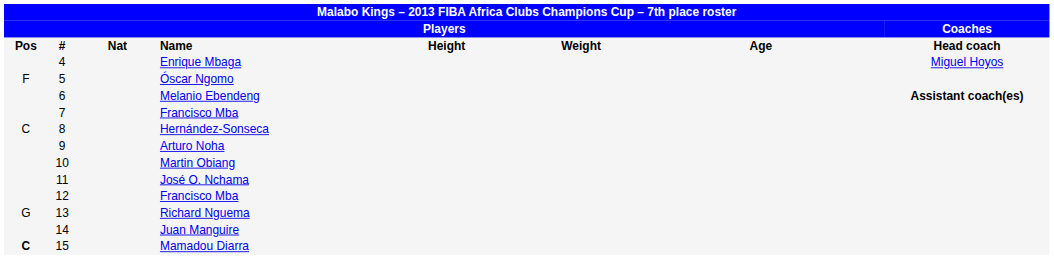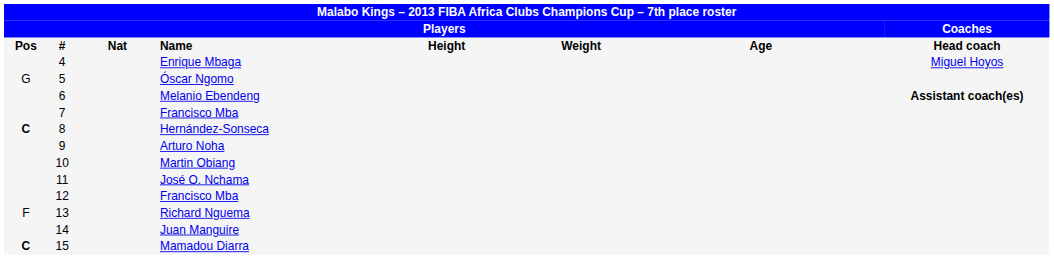(26, 79) F -> (26, 79) G
(26, 129) normal -> (26, 129) bold
(26, 213) G -> (26, 213) F
